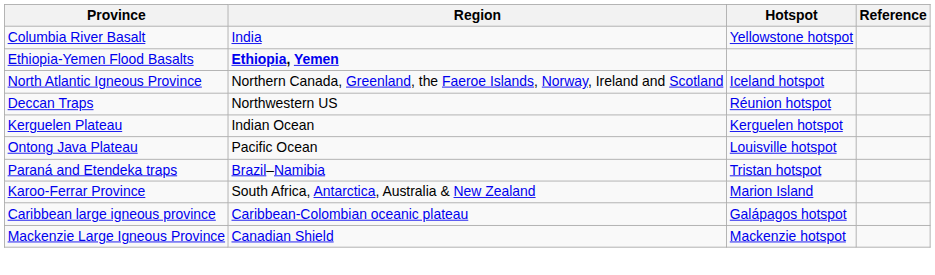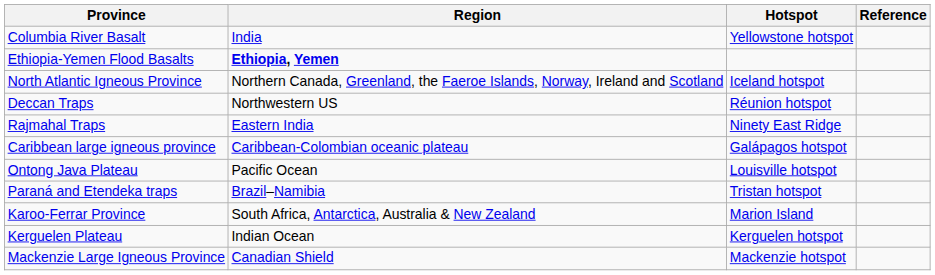+ row: (56, 125)
rows swapped: (65, 125) <-> (112, 214)
